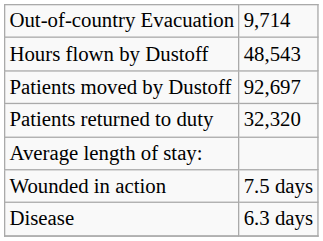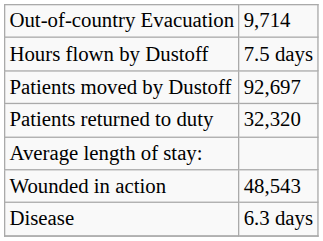(272, 53) 48,543 -> (278, 53) 7.5 days
(278, 185) 7.5 days -> (272, 185) 48,543
